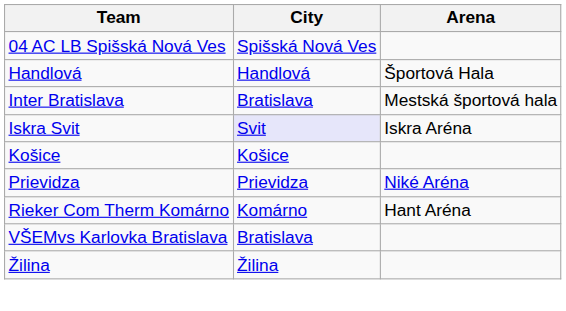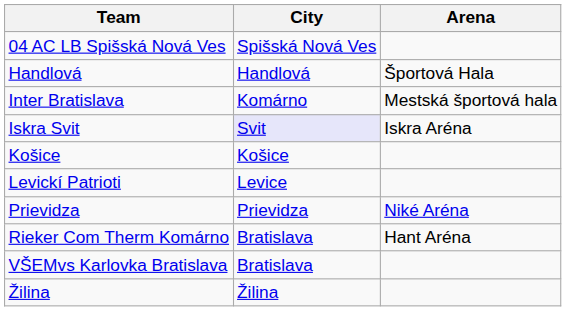(275, 100) Bratislava -> (272, 100) Komárno
+ row: (65, 182)
(272, 210) Komárno -> (275, 237) Bratislava
